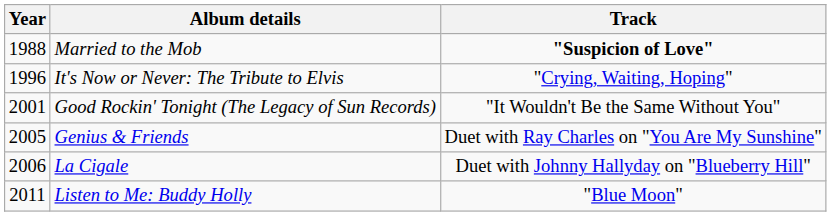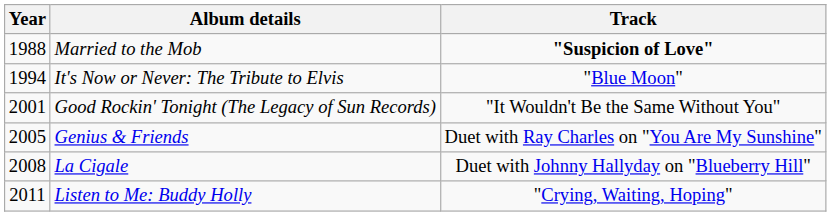(27, 78) 1996 -> (27, 78) 1994
(633, 78) "Crying, Waiting, Hoping" -> (633, 78) "Blue Moon"
(27, 166) 2006 -> (27, 166) 2008
(633, 195) "Blue Moon" -> (633, 195) "Crying, Waiting, Hoping"
